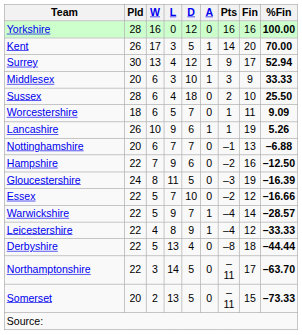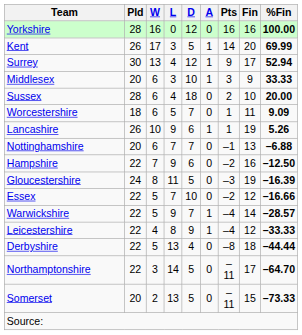(279, 46) 70.00 -> (279, 46) 69.99
(279, 96) 25.50 -> (279, 96) 20.00
(279, 270) –63.70 -> (279, 270) –64.70
